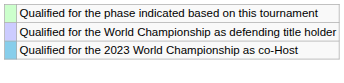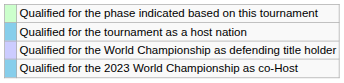+ row: (133, 31)
